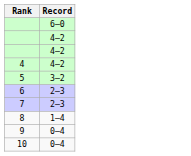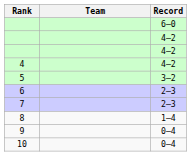+ column: (95, 11)
